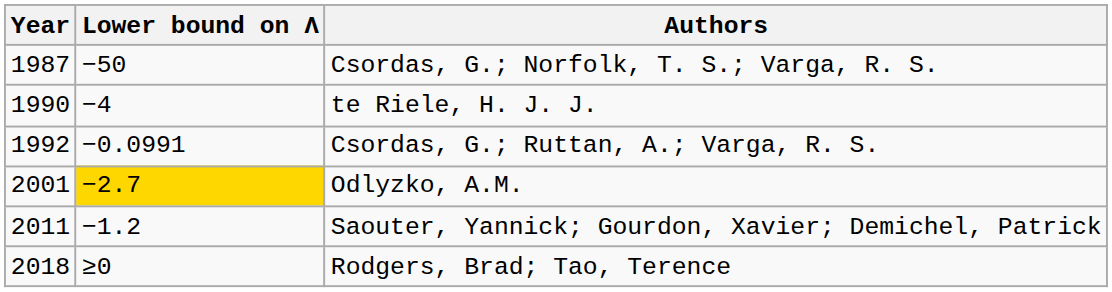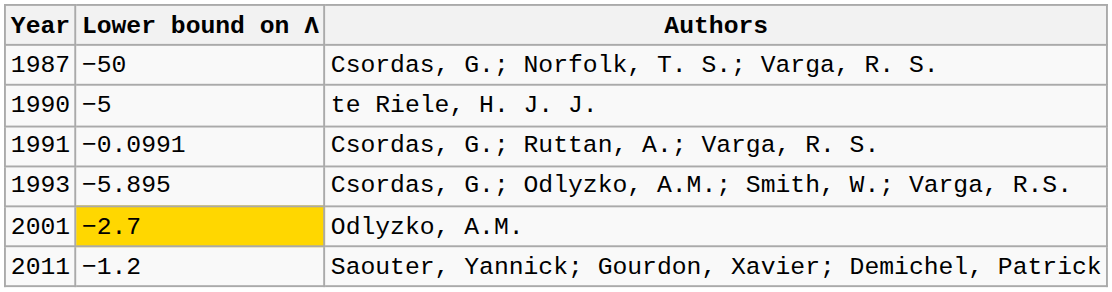(97, 106) −4 -> (97, 106) −5
(40, 146) 1992 -> (40, 146) 1991
+ row: (701, 186)
- row: (531, 267)
